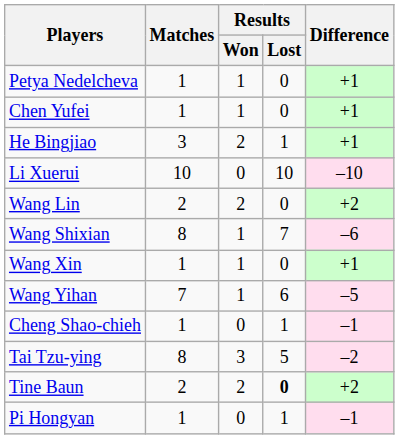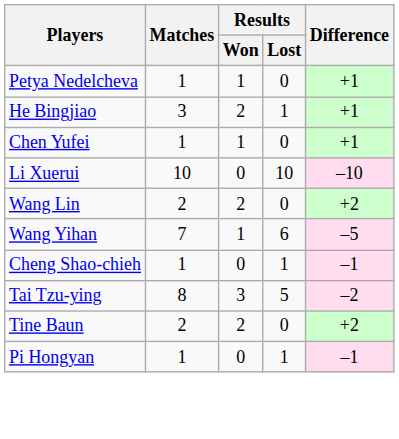rows swapped: (49, 111) <-> (53, 142)
- row: (59, 234)
- row: (45, 264)
(284, 387) bold -> (284, 325) normal
